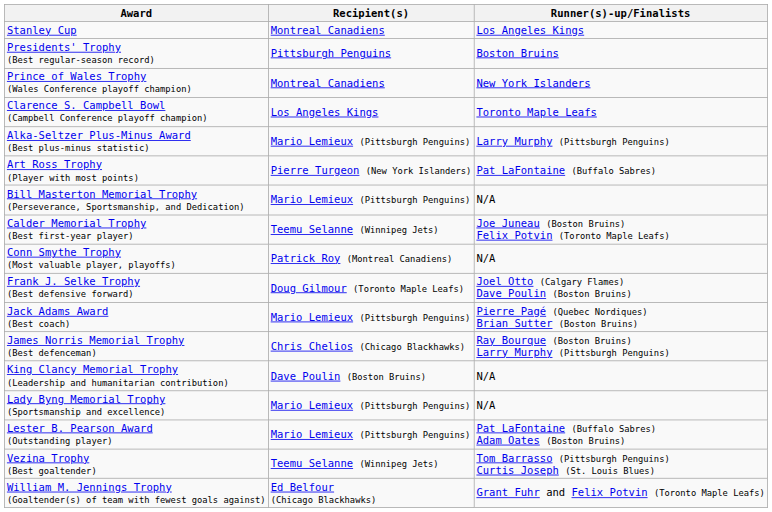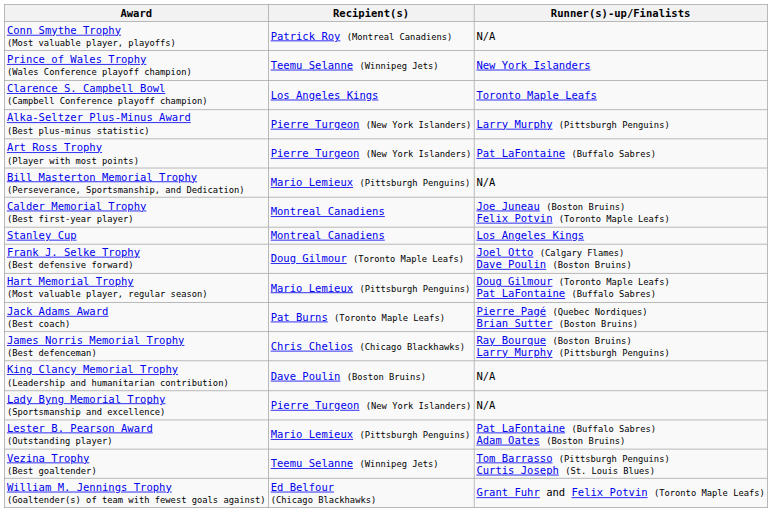rows swapped: (42, 30) <-> (91, 259)
- row: (81, 53)
(328, 83) Montreal Canadiens -> (355, 66) Teemu Selanne (Winnipeg Jets)
(370, 141) Mario Lemieux (Pittsburgh Penguins) -> (371, 124) Pierre Turgeon (New York Islanders)
(355, 229) Teemu Selanne (Winnipeg Jets) -> (328, 212) Montreal Canadiens
+ row: (107, 288)
(370, 317) Mario Lemieux (Pittsburgh Penguins) -> (358, 317) Pat Burns (Toronto Maple Leafs)
(370, 405) Mario Lemieux (Pittsburgh Penguins) -> (371, 405) Pierre Turgeon (New York Islanders)
